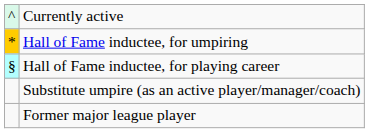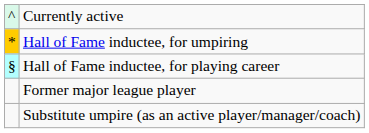rows swapped: (109, 115) <-> (192, 90)
